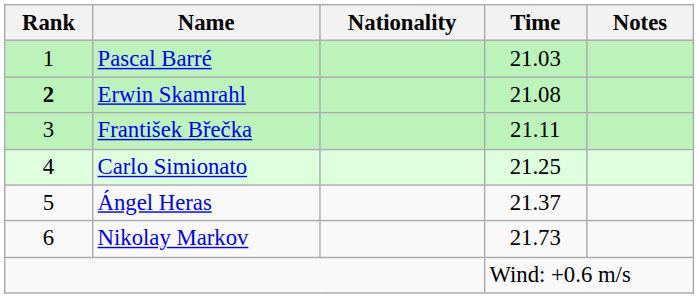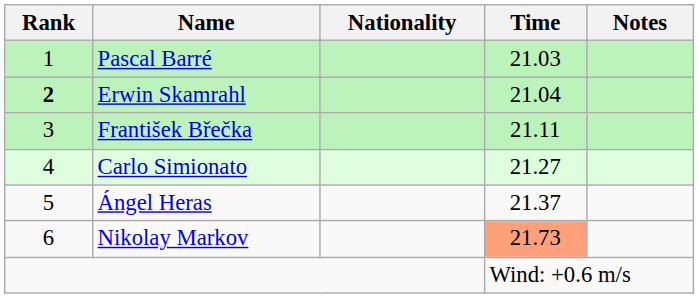(535, 94) 21.08 -> (535, 94) 21.04
(535, 166) 21.25 -> (535, 166) 21.27
(535, 238) no background -> (535, 238) lightsalmon background
